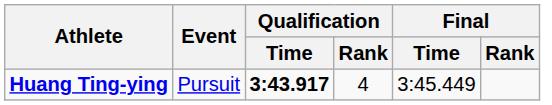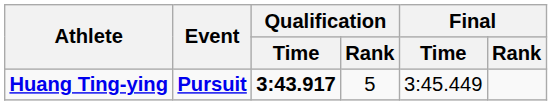(209, 85) normal -> (212, 85) bold
(363, 85) 4 -> (370, 85) 5
